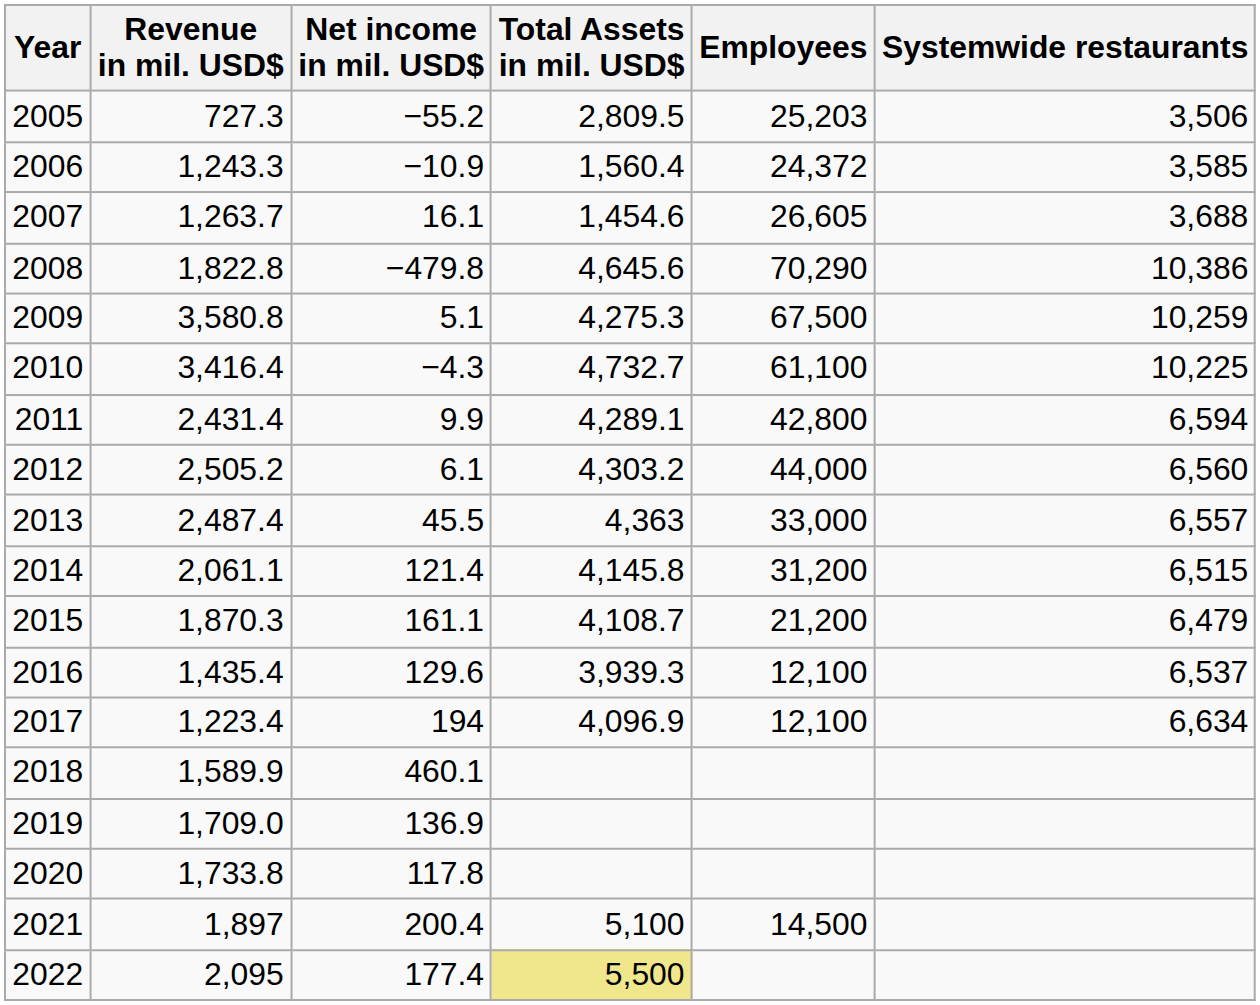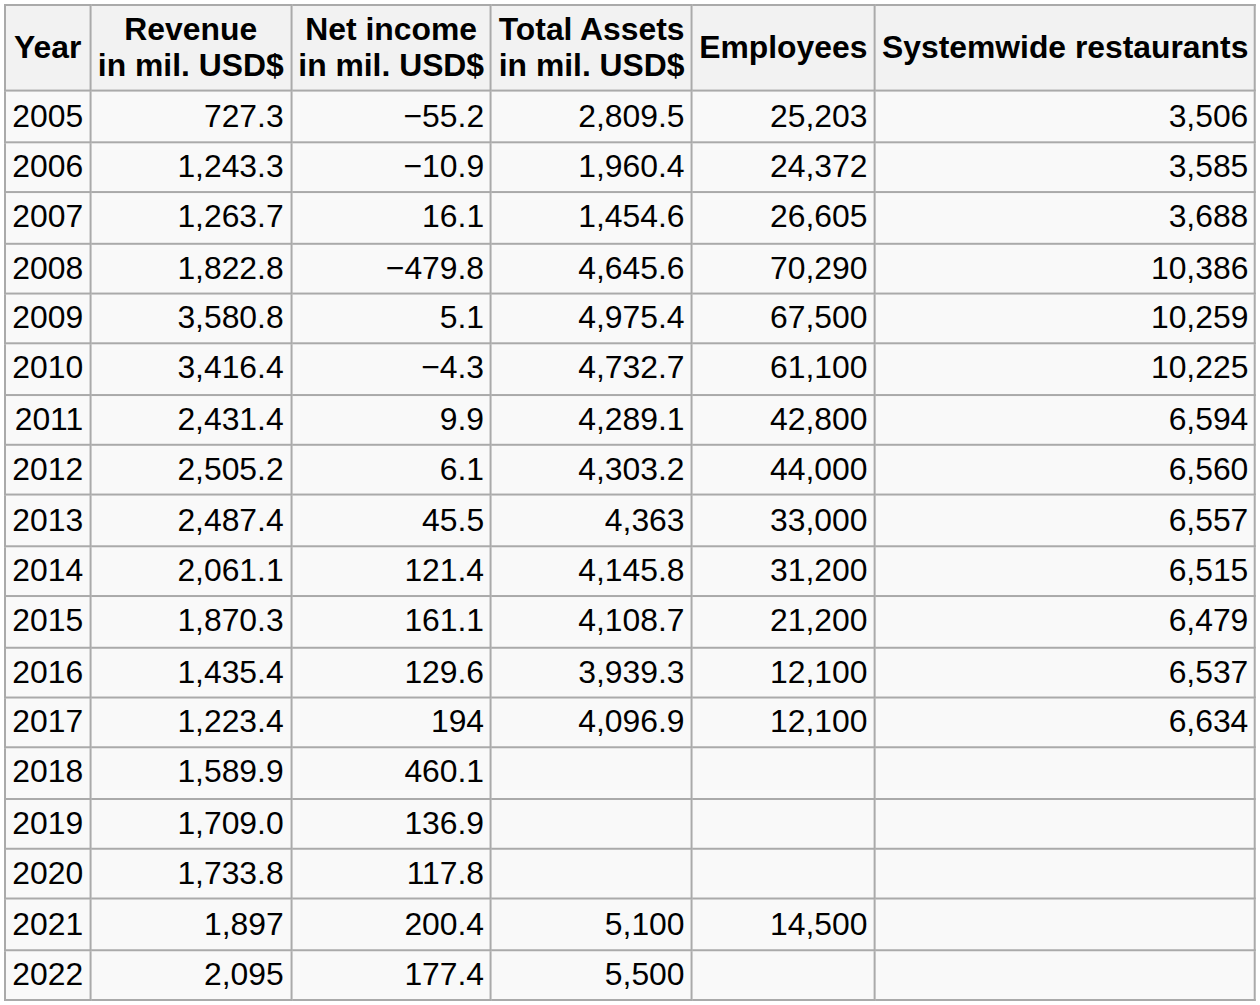(631, 166) 1,560.4 -> (631, 166) 1,960.4
(631, 318) 4,275.3 -> (631, 318) 4,975.4
(645, 974) khaki background -> (645, 974) no background
